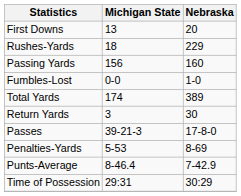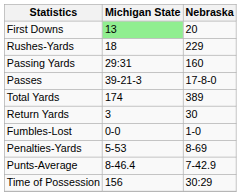(111, 30) no background -> (111, 30) lightgreen background
(114, 64) 156 -> (118, 64) 29:31
rows swapped: (24, 132) <-> (39, 81)
(118, 183) 29:31 -> (114, 183) 156
